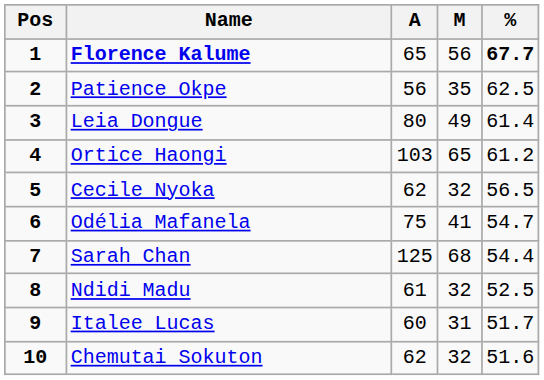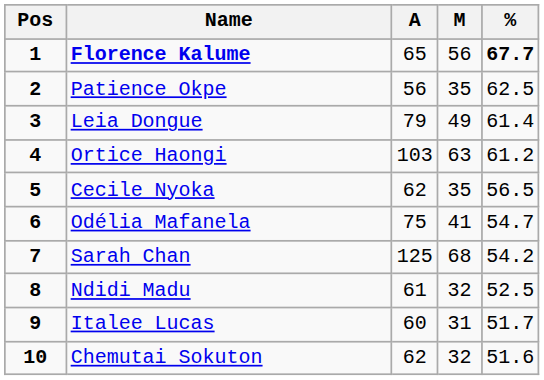(415, 122) 80 -> (415, 122) 79
(459, 156) 65 -> (459, 156) 63
(459, 189) 32 -> (459, 189) 35
(510, 257) 54.4 -> (510, 257) 54.2
